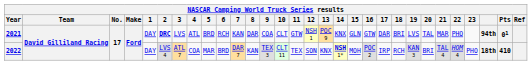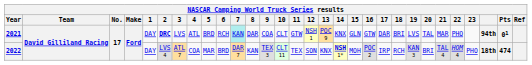(238, 33) no background -> (238, 33) paleturquoise background
(505, 51) 410 -> (505, 51) 474
